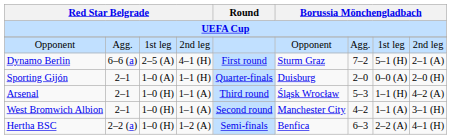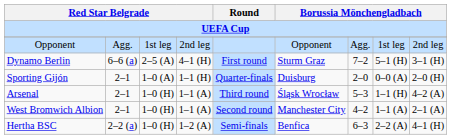(428, 61) 2–1 (A) -> (428, 61) 3–1 (H)
(428, 110) 3–1 (H) -> (428, 110) 2–1 (A)
